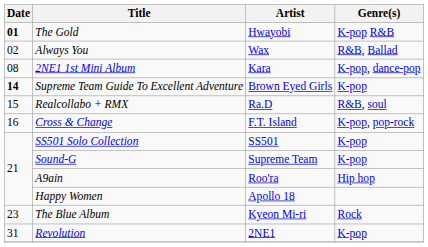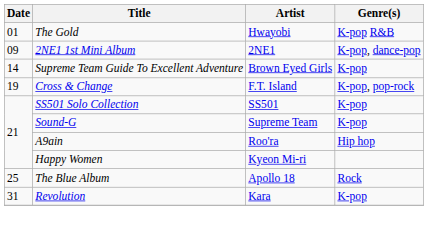(13, 31) bold -> (13, 31) normal
- row: (62, 50)
(13, 68) 08 -> (13, 50) 09
(259, 68) Kara -> (262, 50) 2NE1
(13, 86) bold -> (13, 68) normal
- row: (82, 104)
(13, 123) 16 -> (13, 86) 19
(272, 196) Apollo 18 -> (277, 159) Kyeon Mi-ri
(13, 214) 23 -> (13, 178) 25
(277, 214) Kyeon Mi-ri -> (272, 178) Apollo 18
(262, 232) 2NE1 -> (259, 196) Kara
